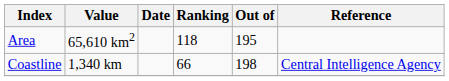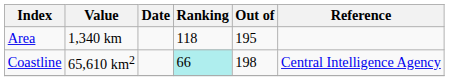(102, 40) 65,610 km2 -> (95, 38) 1,340 km
(95, 64) 1,340 km -> (102, 62) 65,610 km2
(184, 64) no background -> (184, 62) paleturquoise background
